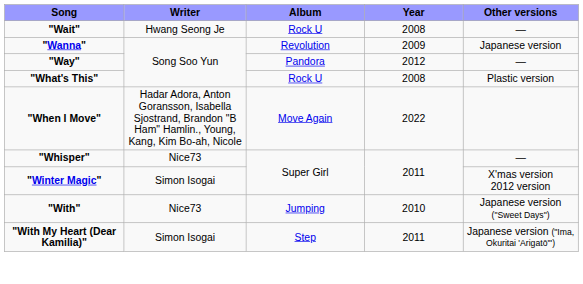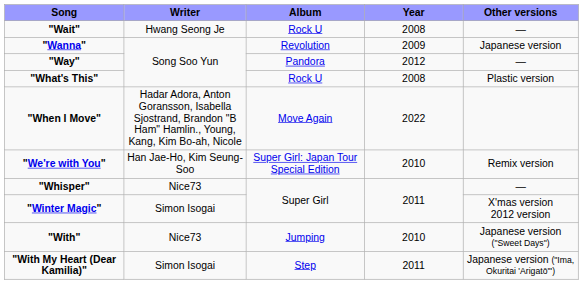+ row: (64, 164)
